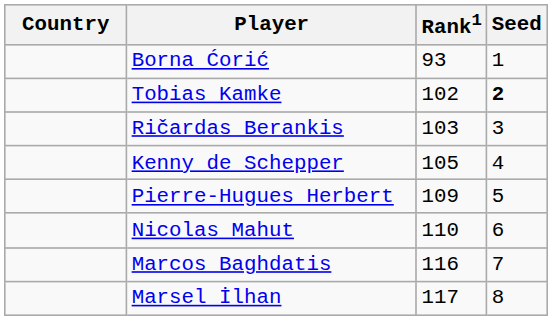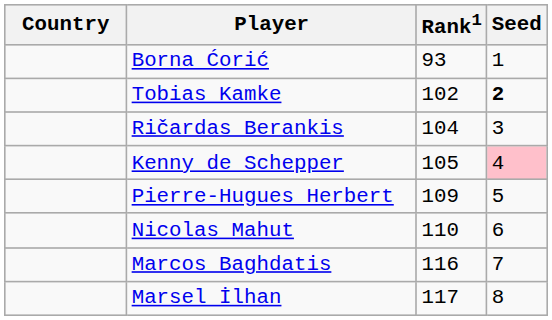(440, 129) 103 -> (440, 129) 104
(498, 163) no background -> (498, 163) pink background
